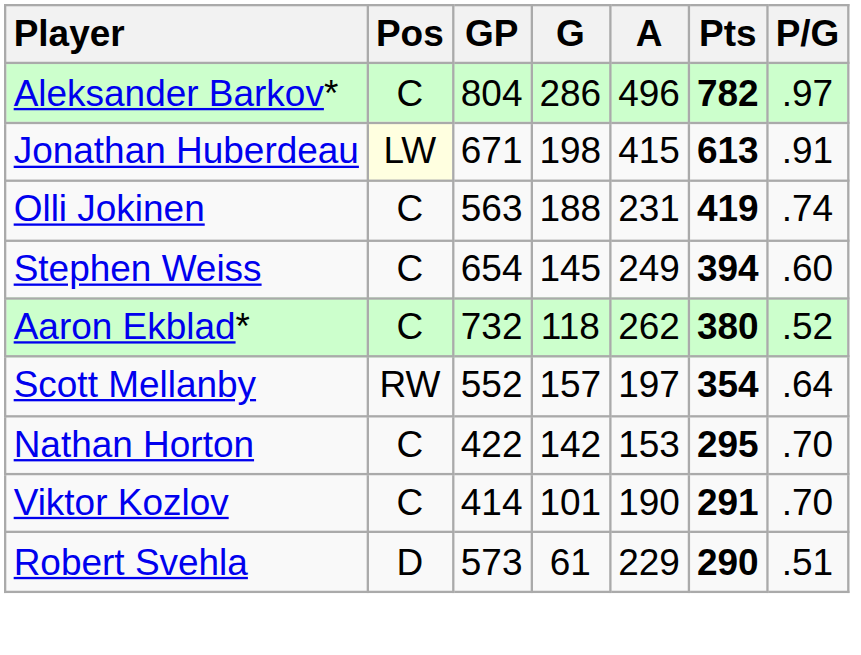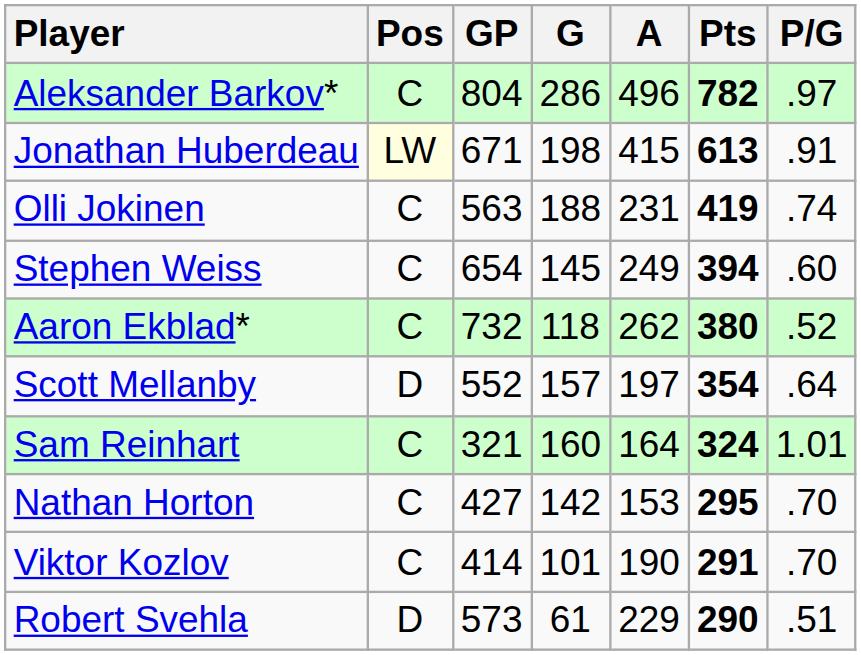(410, 385) RW -> (410, 385) D
+ row: (127, 444)
(492, 444) 422 -> (492, 502) 427
